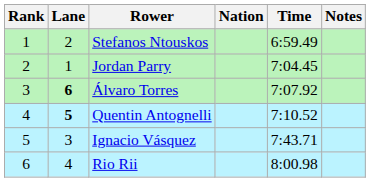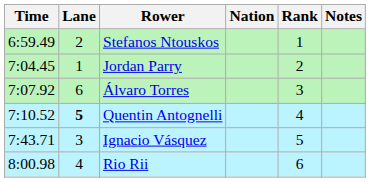columns swapped: (26, 16) <-> (294, 16)
(68, 90) bold -> (79, 90) normal
